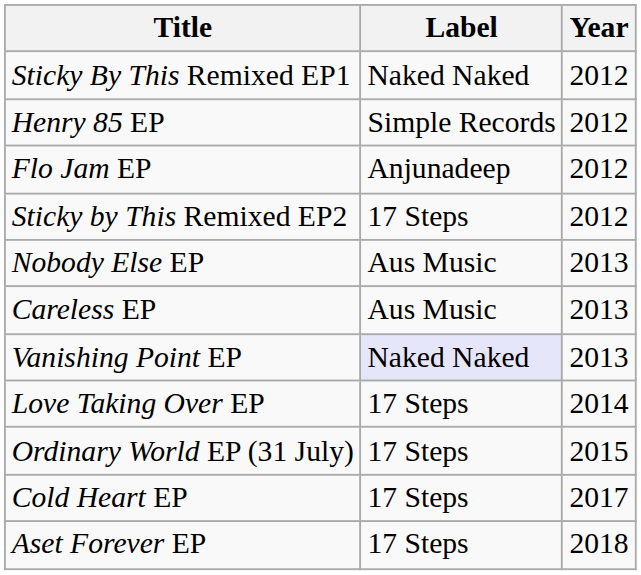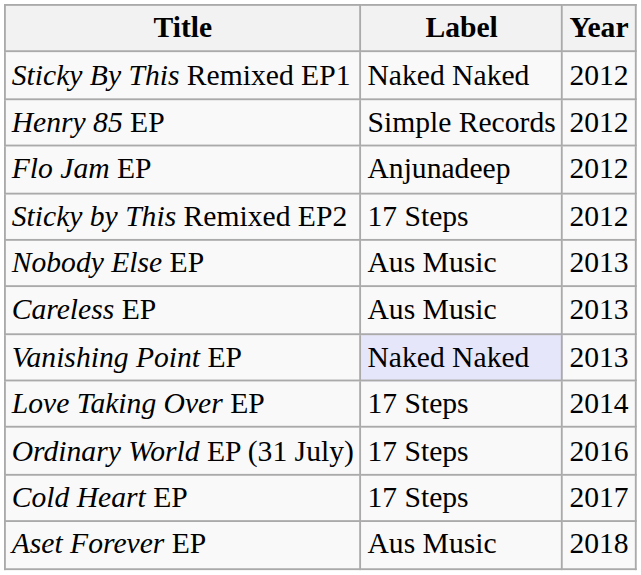(599, 450) 2015 -> (599, 450) 2016
(418, 544) 17 Steps -> (432, 544) Aus Music
